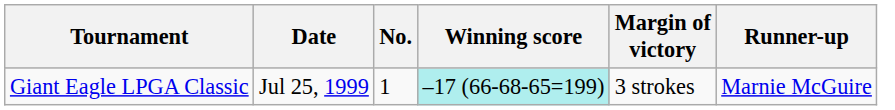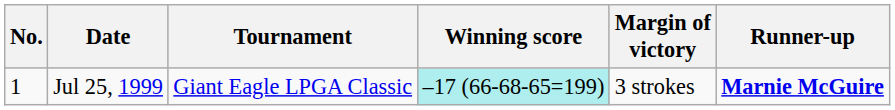columns swapped: (396, 36) <-> (129, 36)
(797, 86) normal -> (803, 86) bold
